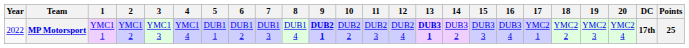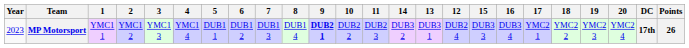columns swapped: (403, 11) <-> (456, 11)
(15, 30) 2022 -> (15, 30) 2023
(430, 30) bold -> (430, 30) normal
(671, 30) 25 -> (671, 30) 26
